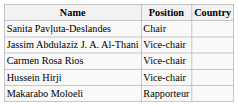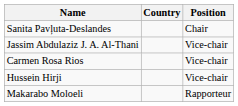columns swapped: (213, 12) <-> (166, 12)
